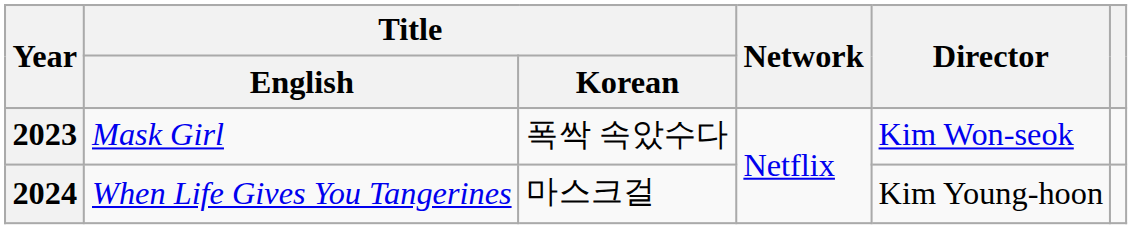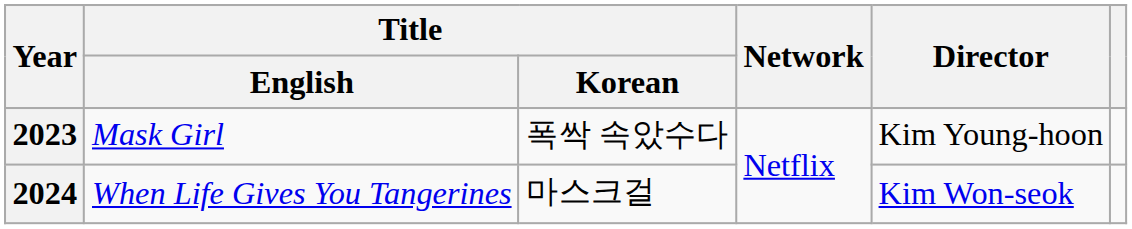(976, 135) Kim Won-seok -> (991, 135) Kim Young-hoon
(991, 192) Kim Young-hoon -> (976, 192) Kim Won-seok
